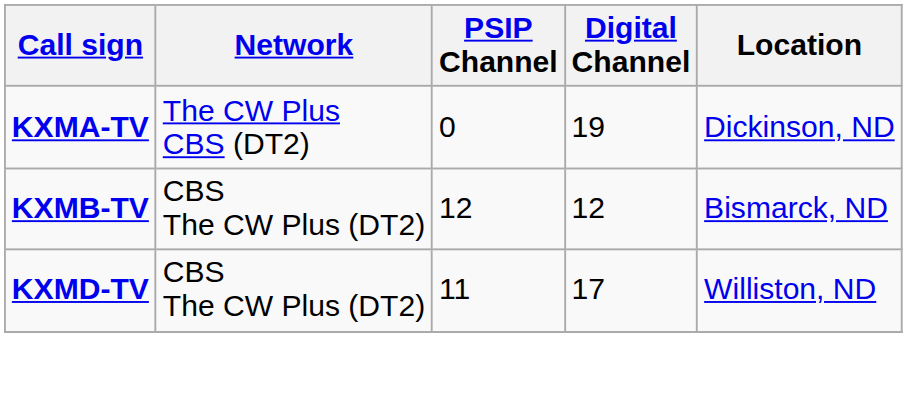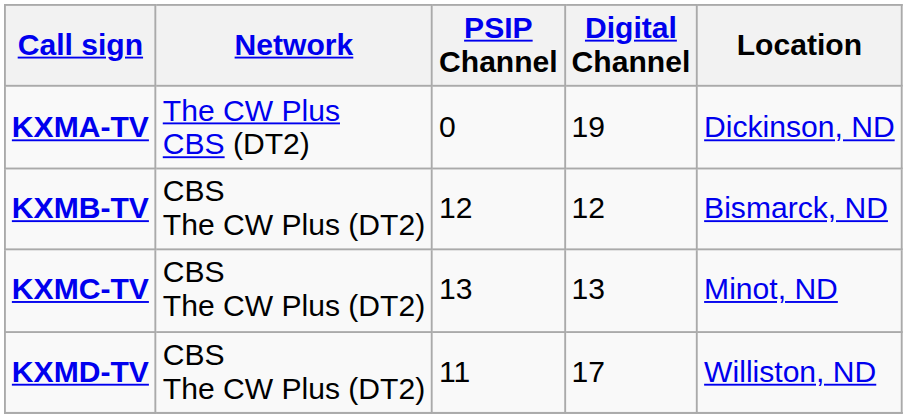+ row: (80, 289)
